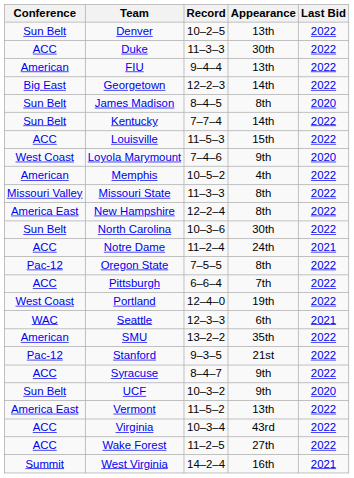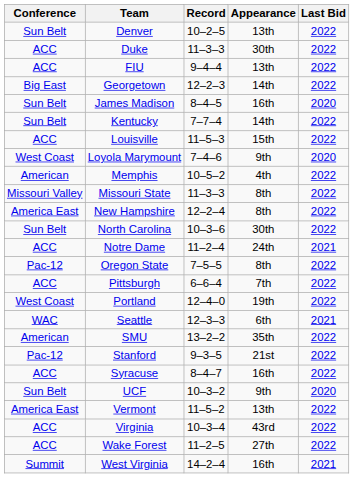(45, 67) American -> (45, 67) ACC
(263, 103) 8th -> (263, 103) 16th
(263, 373) 9th -> (263, 373) 16th
